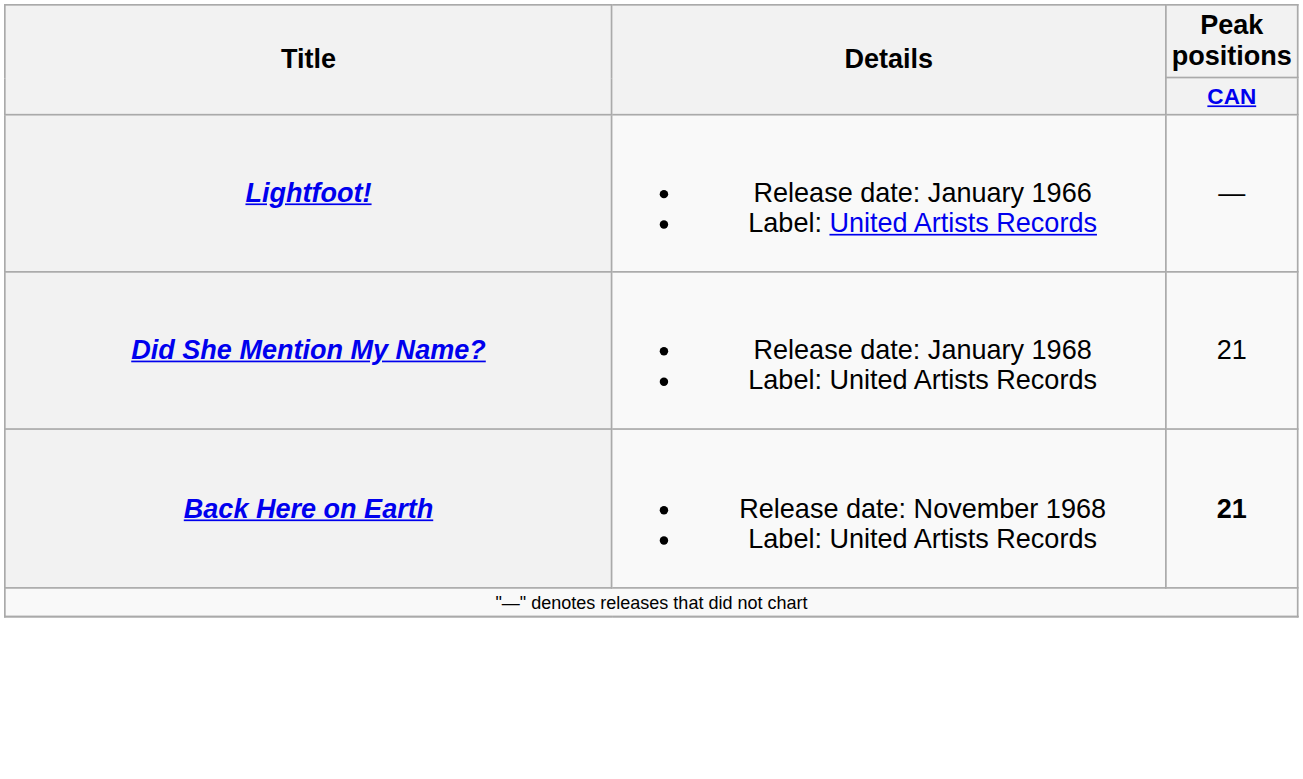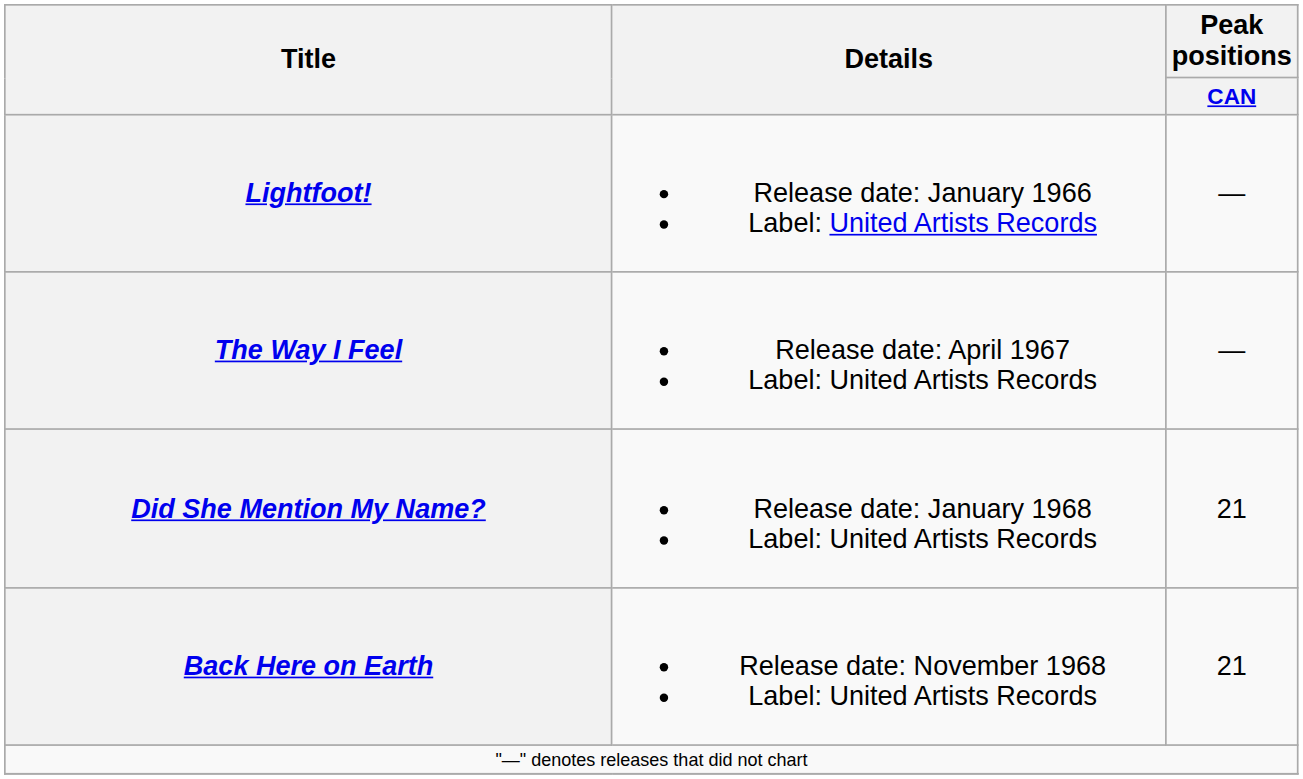+ row: (309, 350)
(1232, 508) bold -> (1232, 666) normal
